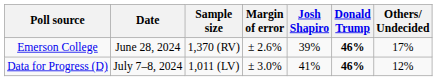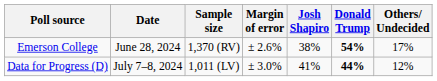(309, 47) 39% -> (309, 47) 38%
(353, 47) 46% -> (353, 47) 54%
(353, 66) 46% -> (353, 66) 44%
